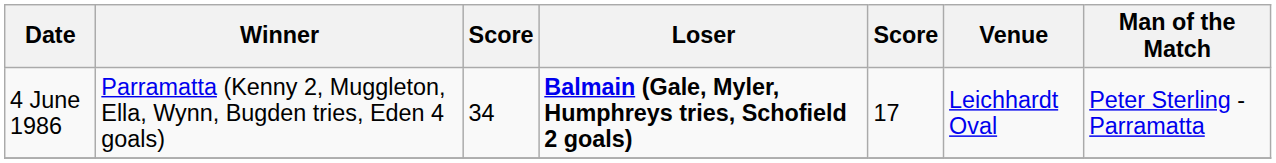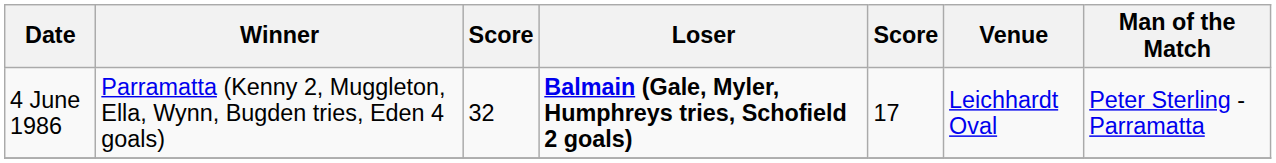(482, 112) 34 -> (482, 112) 32
